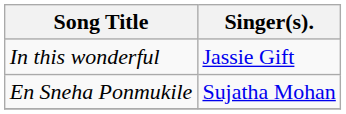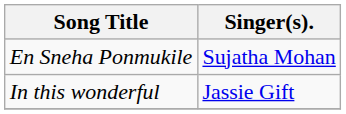rows swapped: (85, 56) <-> (101, 91)
